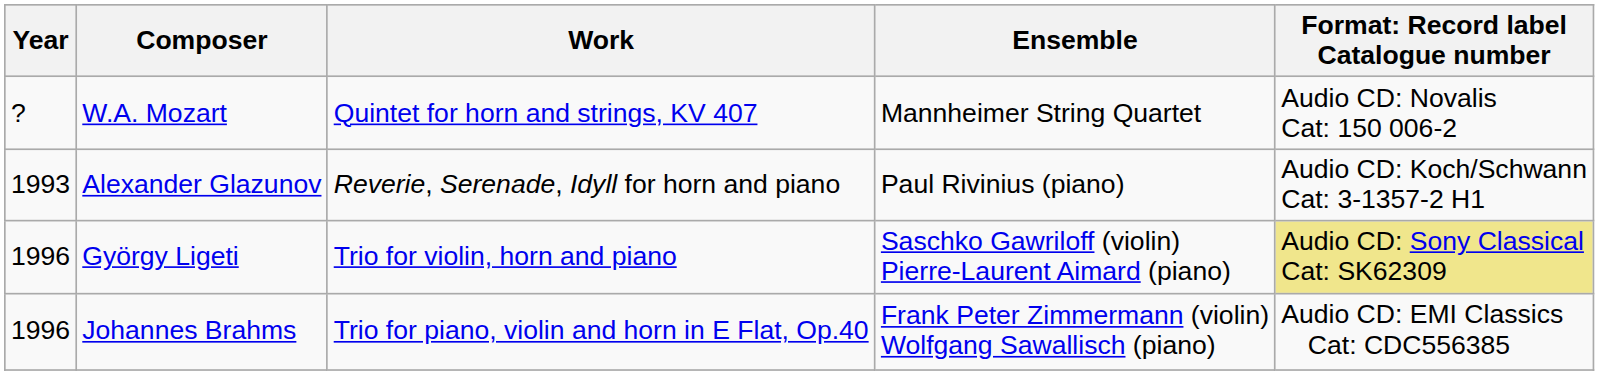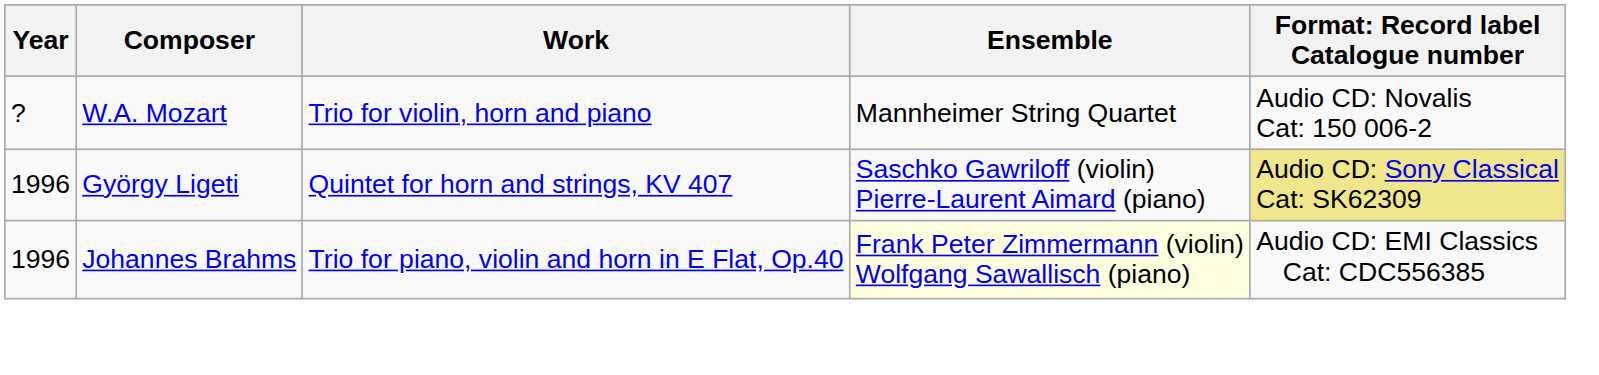(546, 112) Quintet for horn and strings, KV 407 -> (480, 112) Trio for violin, horn and piano
- row: (202, 184)
(505, 256) Trio for violin, horn and piano -> (520, 184) Quintet for horn and strings, KV 407
(1075, 331) no background -> (1050, 258) lightyellow background
